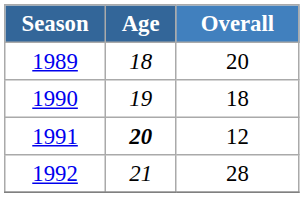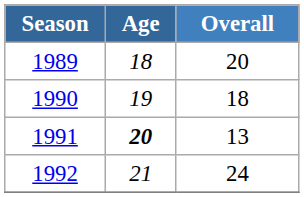(237, 136) 12 -> (237, 136) 13
(237, 173) 28 -> (237, 173) 24
